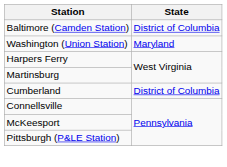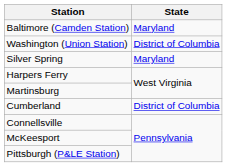(177, 28) District of Columbia -> (154, 28) Maryland
(154, 43) Maryland -> (177, 43) District of Columbia
+ row: (35, 59)
